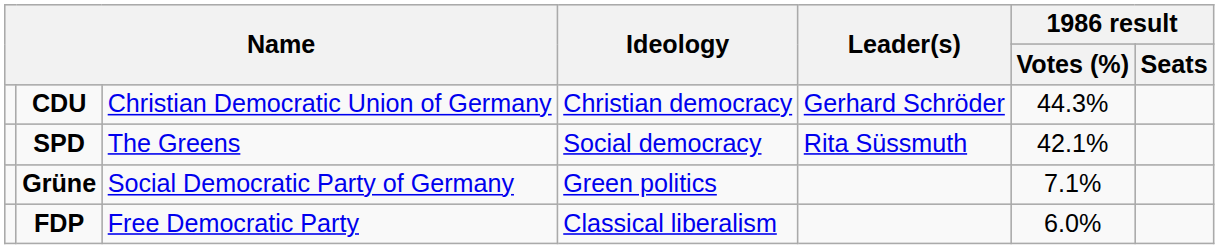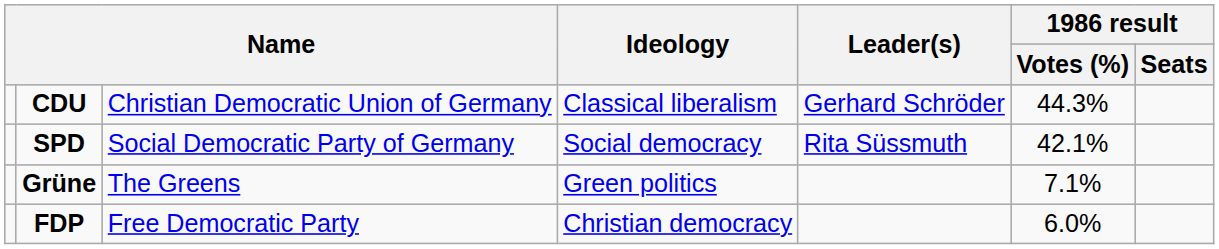(678, 104) Christian democracy -> (670, 104) Classical liberalism
(174, 143) The Greens -> (311, 143) Social Democratic Party of Germany
(311, 183) Social Democratic Party of Germany -> (174, 183) The Greens
(670, 223) Classical liberalism -> (678, 223) Christian democracy
